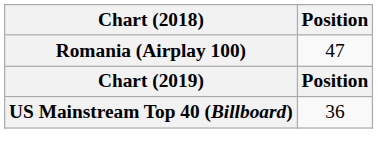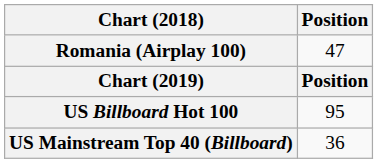+ row: (151, 111)
